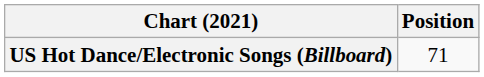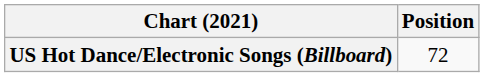(438, 54) 71 -> (438, 54) 72
